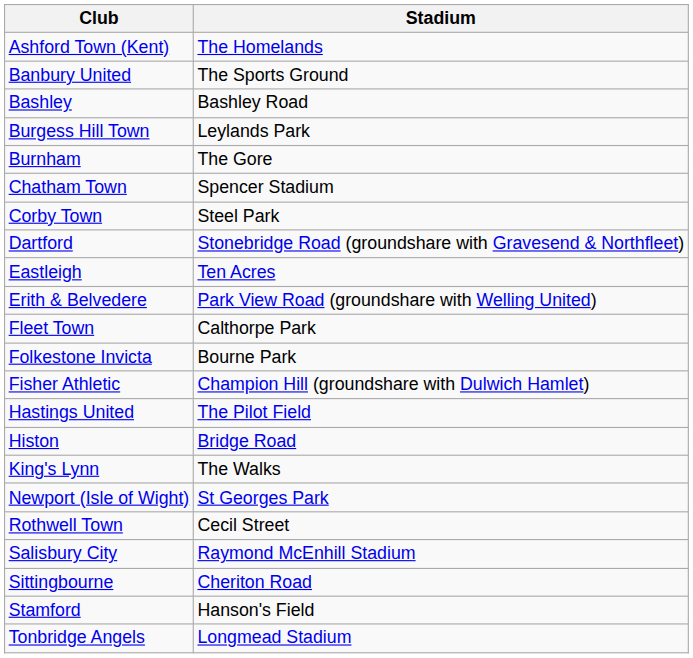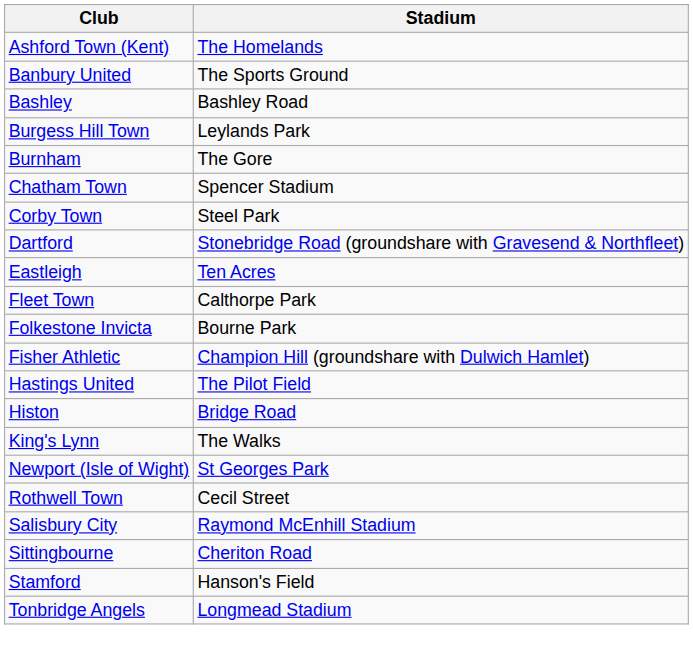- row: (78, 300)
